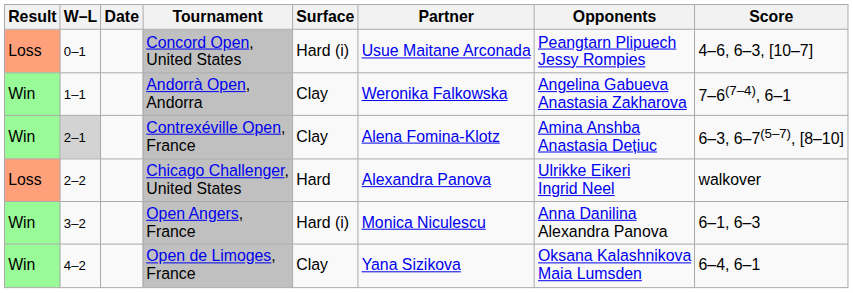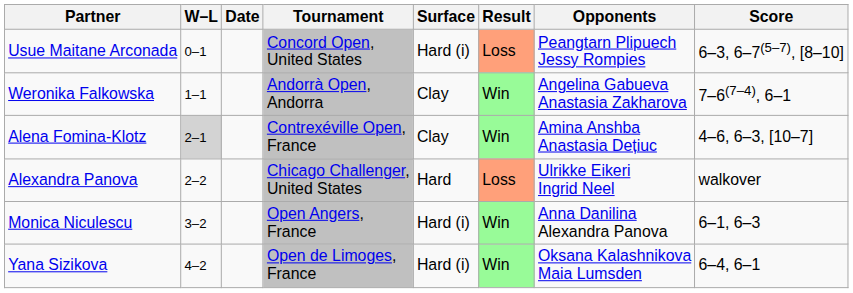columns swapped: (32, 17) <-> (446, 17)
(756, 51) 4–6, 6–3, [10–7] -> (771, 51) 6–3, 6–7(5–7), [8–10]
(771, 136) 6–3, 6–7(5–7), [8–10] -> (756, 136) 4–6, 6–3, [10–7]
(312, 265) Clay -> (443, 265) Hard (i)
